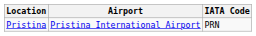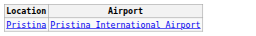- column: (227, 11)
